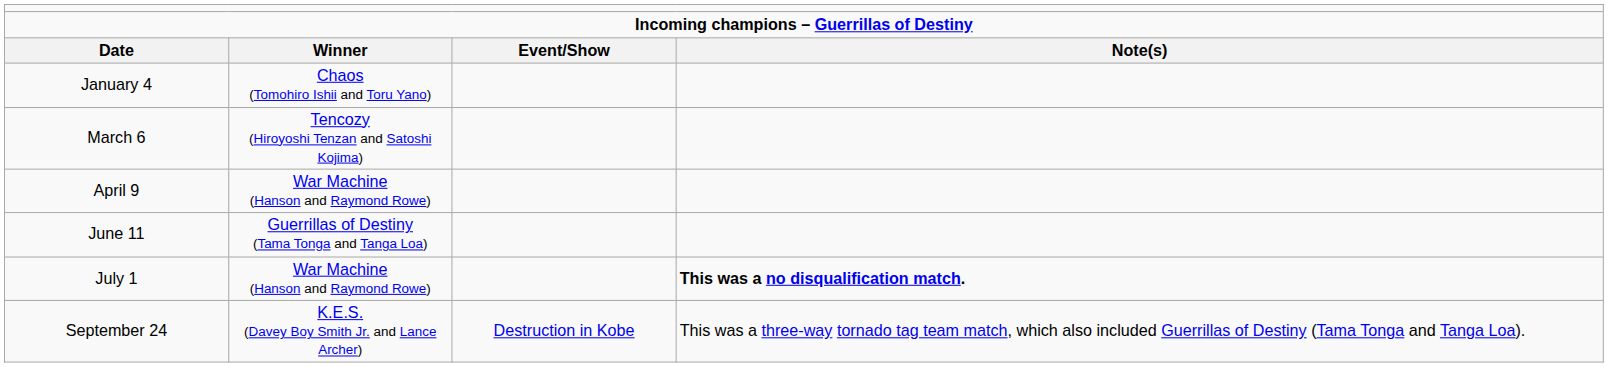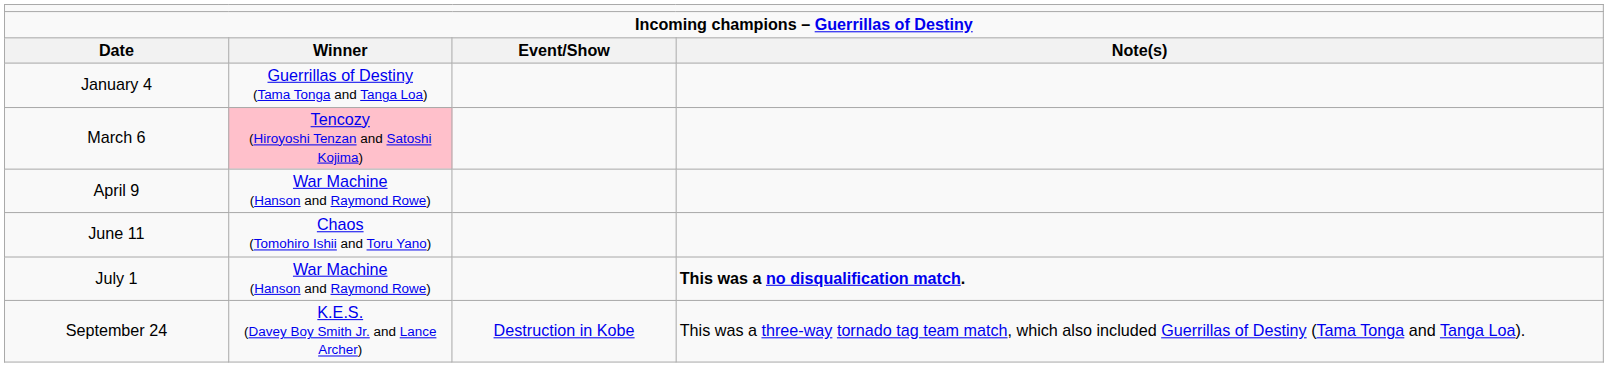(340, 85) Chaos (Tomohiro Ishii and Toru Yano) -> (340, 85) Guerrillas of Destiny (Tama Tonga and Tanga Loa)
(340, 138) no background -> (340, 138) pink background
(340, 234) Guerrillas of Destiny (Tama Tonga and Tanga Loa) -> (340, 234) Chaos (Tomohiro Ishii and Toru Yano)
